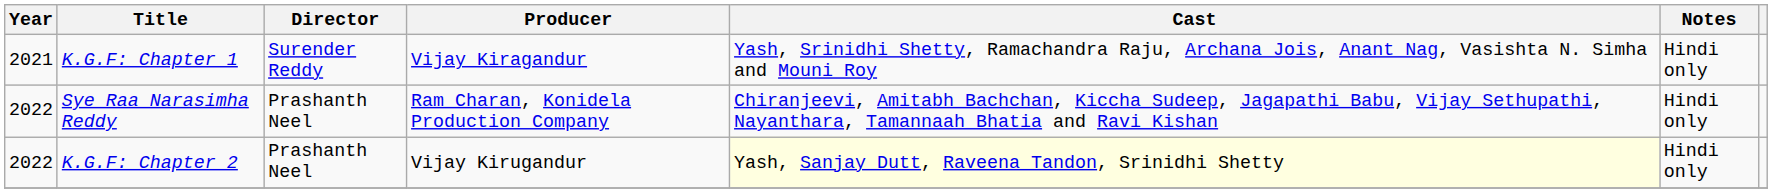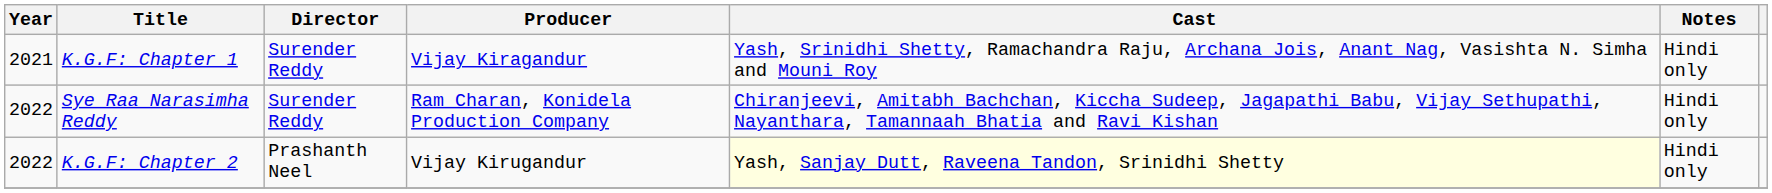(318, 111) Prashanth Neel -> (312, 111) Surender Reddy
